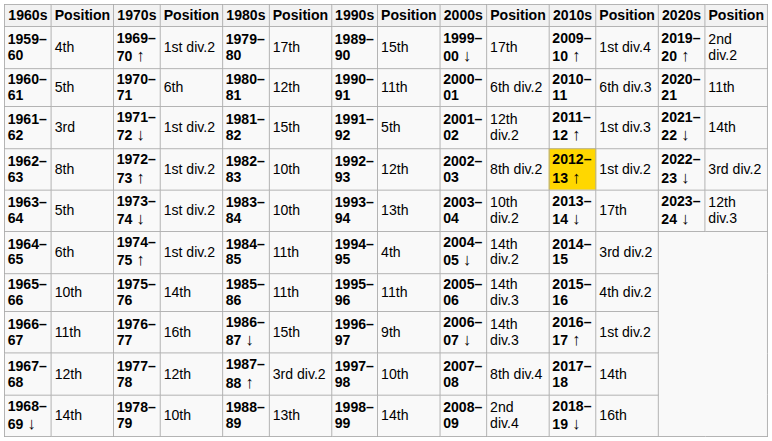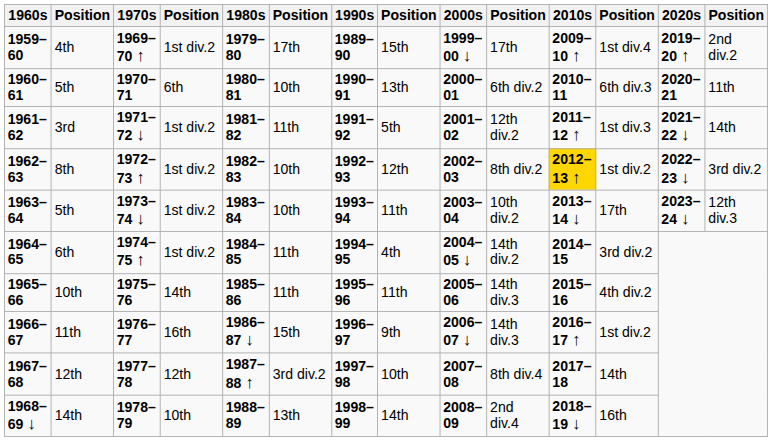(286, 87) 12th -> (286, 87) 10th
(394, 87) 11th -> (395, 87) 13th
(286, 127) 15th -> (286, 127) 11th
(395, 210) 13th -> (394, 210) 11th
